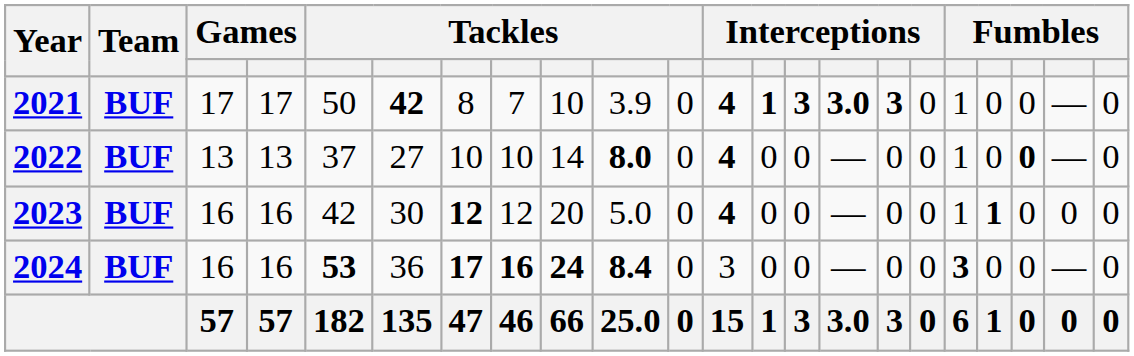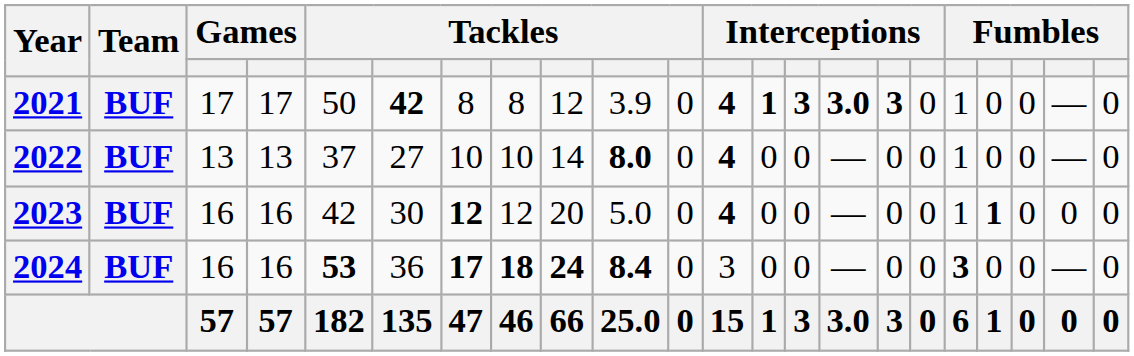(516, 102) 7 -> (516, 102) 8
(567, 102) 10 -> (567, 102) 12
(1027, 157) bold -> (1027, 157) normal
(516, 267) 16 -> (516, 267) 18
